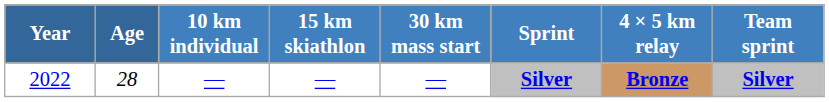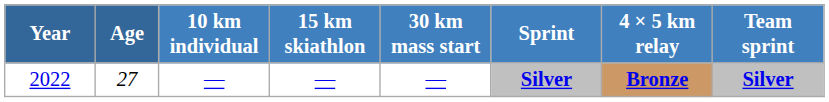(127, 79) 28 -> (127, 79) 27
